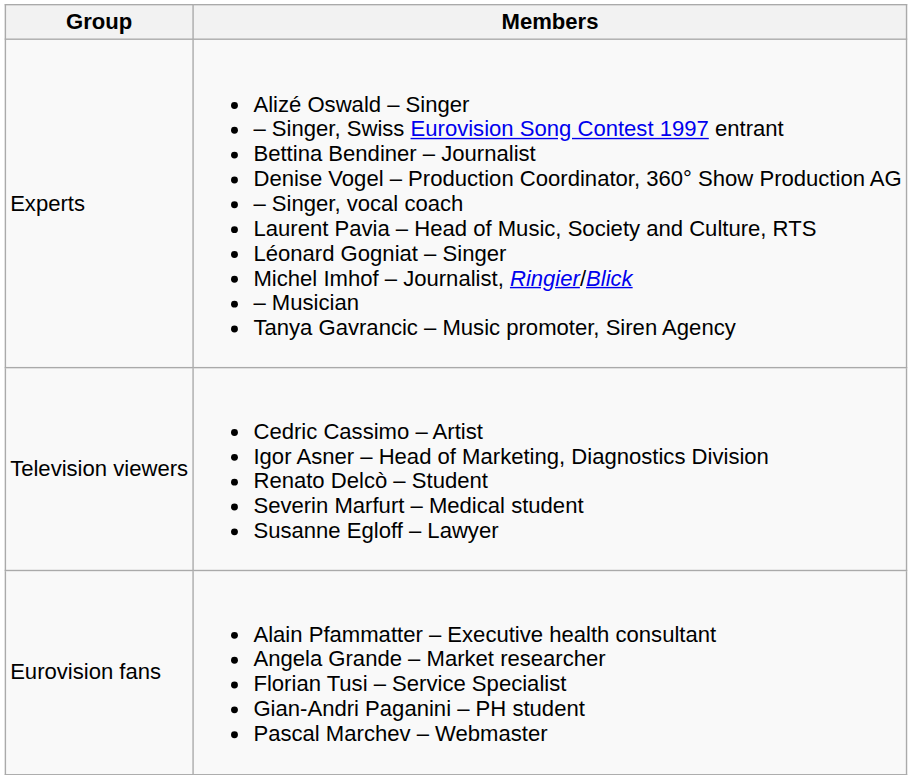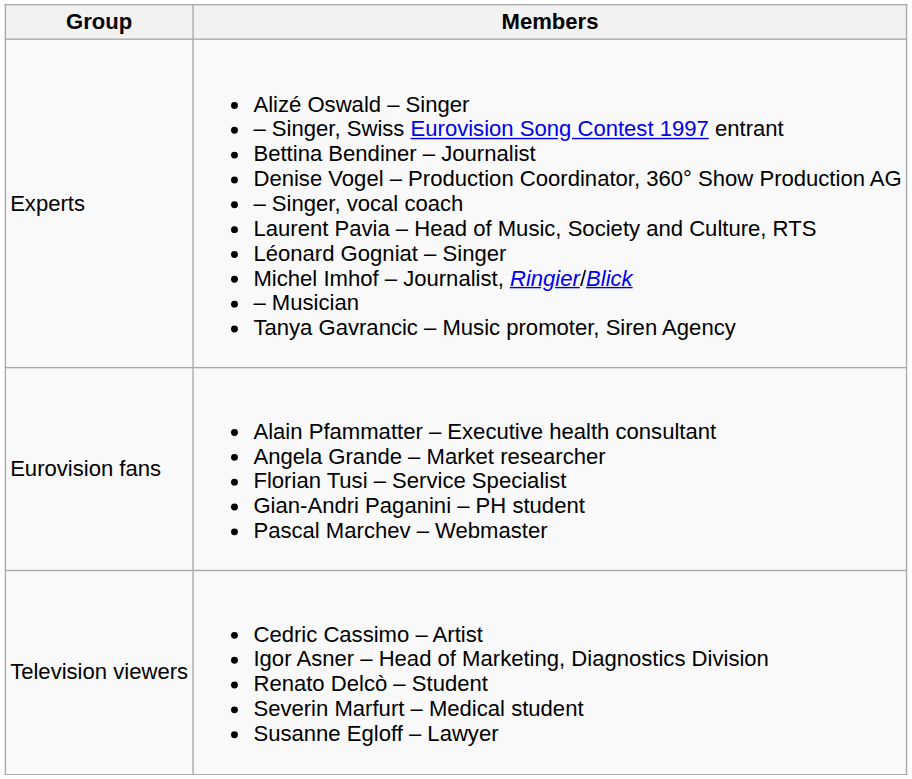rows swapped: (86, 672) <-> (99, 468)
